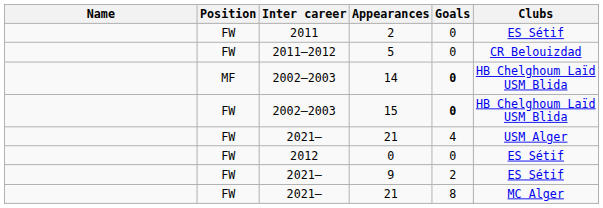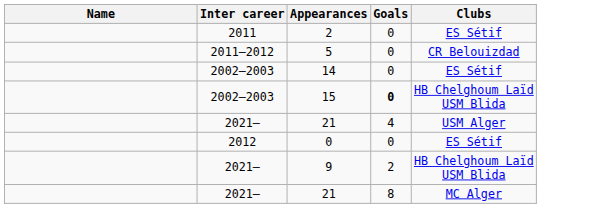- column: (228, 14)
(453, 78) bold -> (391, 71) normal
(536, 78) HB Chelghoum Laïd USM Blida -> (474, 71) ES Sétif
(536, 174) ES Sétif -> (474, 168) HB Chelghoum Laïd USM Blida
